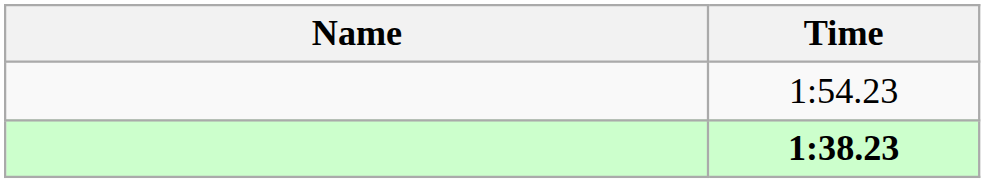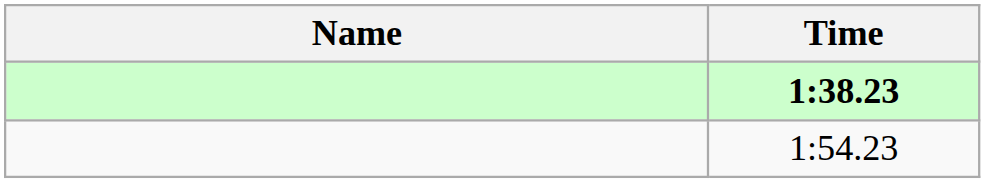rows swapped: (844, 147) <-> (844, 90)
